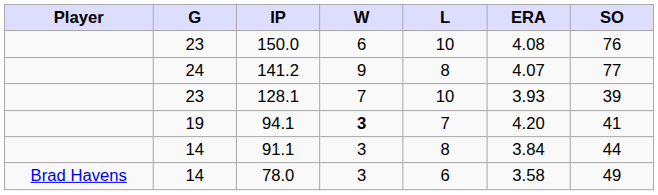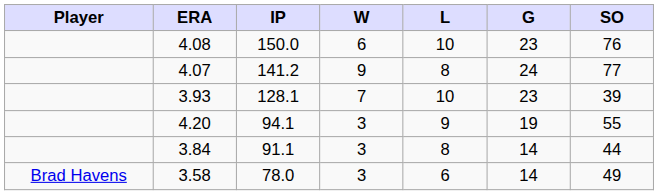columns swapped: (195, 17) <-> (528, 17)
(362, 123) bold -> (362, 123) normal
(445, 123) 7 -> (445, 123) 9
(612, 123) 41 -> (612, 123) 55
